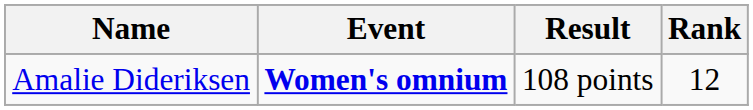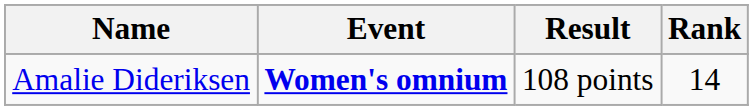(705, 79) 12 -> (705, 79) 14
